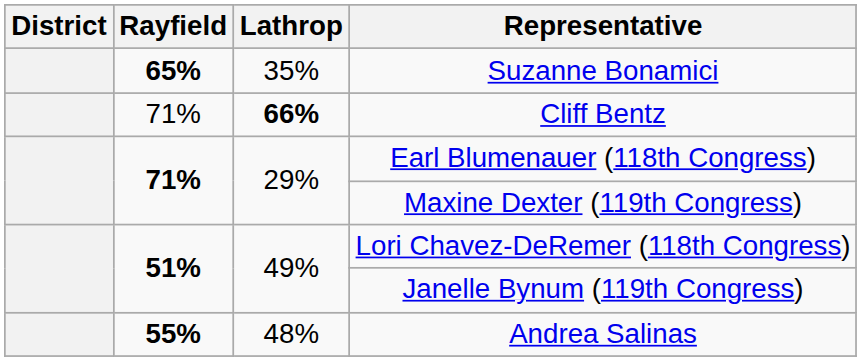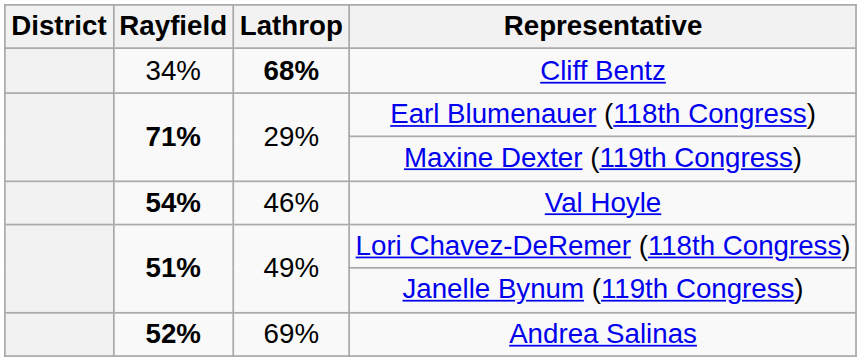- row: (603, 70)
(173, 114) 71% -> (173, 70) 34%
(291, 114) 66% -> (291, 70) 68%
+ row: (603, 202)
(173, 333) 55% -> (173, 333) 52%
(291, 333) 48% -> (291, 333) 69%
